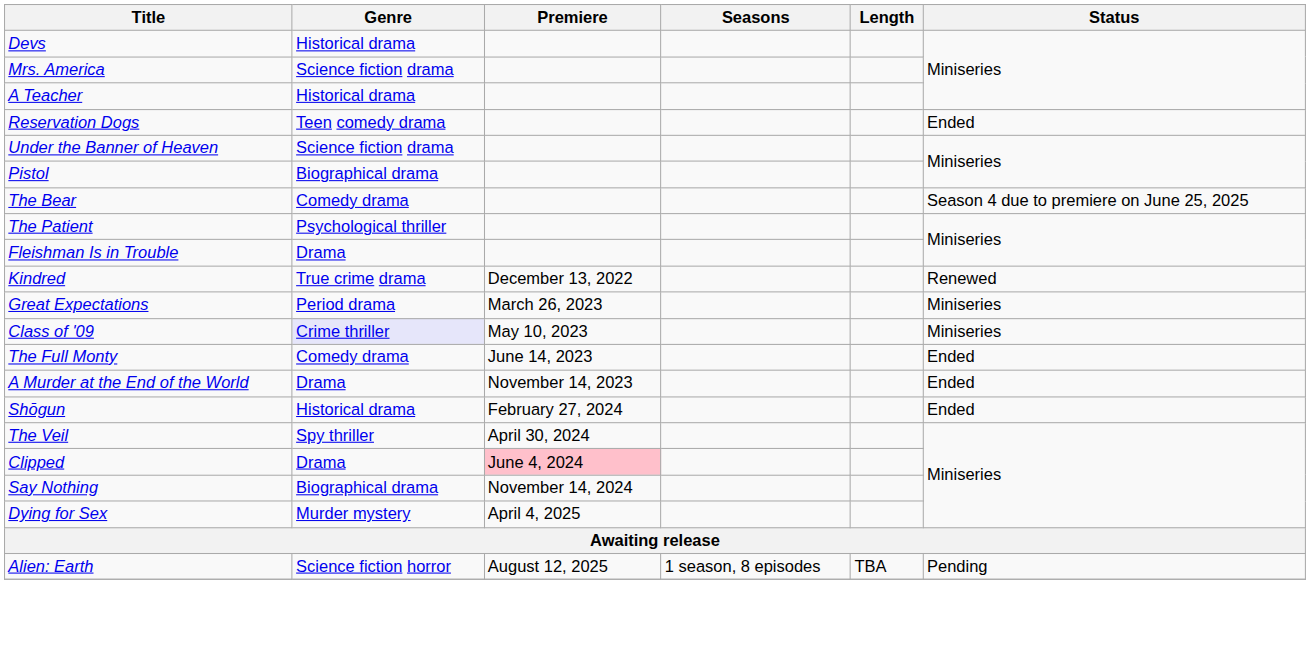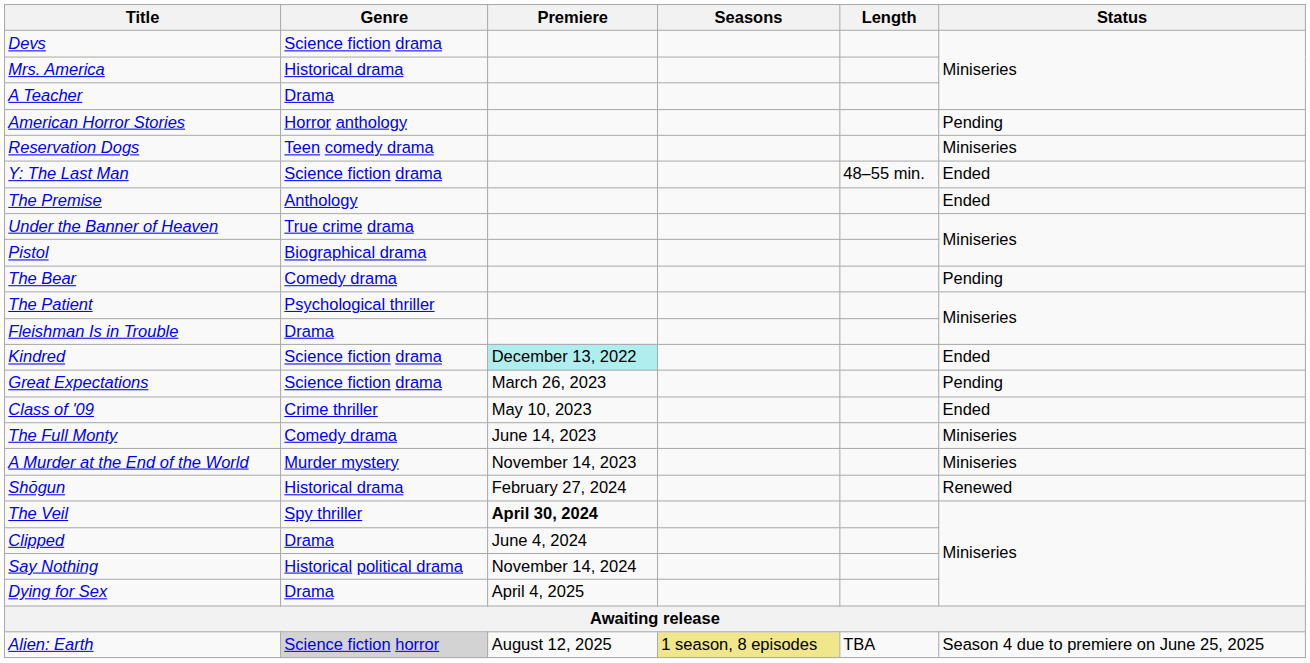(356, 43) Historical drama -> (363, 43) Science fiction drama
(375, 69) Science fiction drama -> (344, 69) Historical drama
(356, 95) Historical drama -> (309, 95) Drama
+ row: (97, 122)
(951, 122) Ended -> (980, 148) Miniseries
+ row: (68, 174)
+ row: (55, 200)
(375, 148) Science fiction drama -> (349, 226) True crime drama
(1088, 200) Season 4 due to premiere on June 25, 2025 -> (973, 278) Pending
(361, 278) True crime drama -> (363, 357) Science fiction drama
(560, 278) no background -> (564, 357) paleturquoise background
(962, 278) Renewed -> (966, 357) Ended
(346, 305) Period drama -> (363, 383) Science fiction drama
(964, 305) Miniseries -> (973, 383) Pending
(343, 331) lavender background -> (331, 409) no background
(964, 331) Miniseries -> (966, 409) Ended
(951, 357) Ended -> (980, 435) Miniseries
(321, 383) Drama -> (342, 461) Murder mystery
(951, 383) Ended -> (980, 461) Miniseries
(951, 409) Ended -> (977, 488) Renewed
(539, 435) normal -> (545, 514) bold
(536, 461) pink background -> (539, 540) no background
(367, 488) Biographical drama -> (374, 566) Historical political drama
(353, 514) Murder mystery -> (309, 592) Drama
(374, 566) no background -> (362, 644) lightgrey background
(743, 566) no background -> (739, 644) khaki background
(957, 566) Pending -> (1103, 644) Season 4 due to premiere on June 25, 2025
